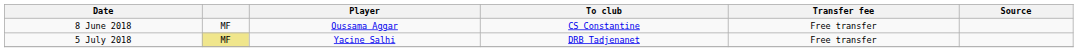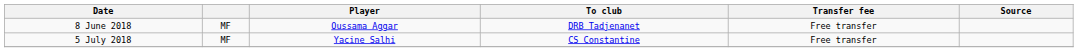(604, 26) CS Constantine -> (604, 26) DRB Tadjenanet
(226, 40) khaki background -> (226, 40) no background
(604, 40) DRB Tadjenanet -> (604, 40) CS Constantine
